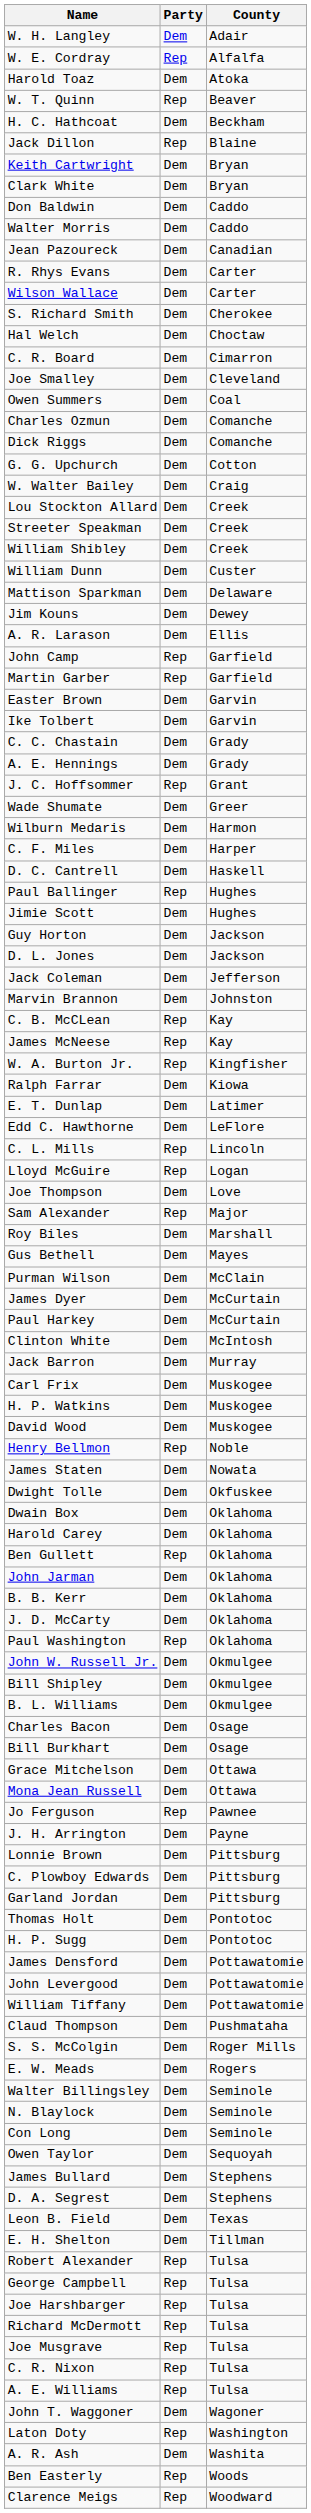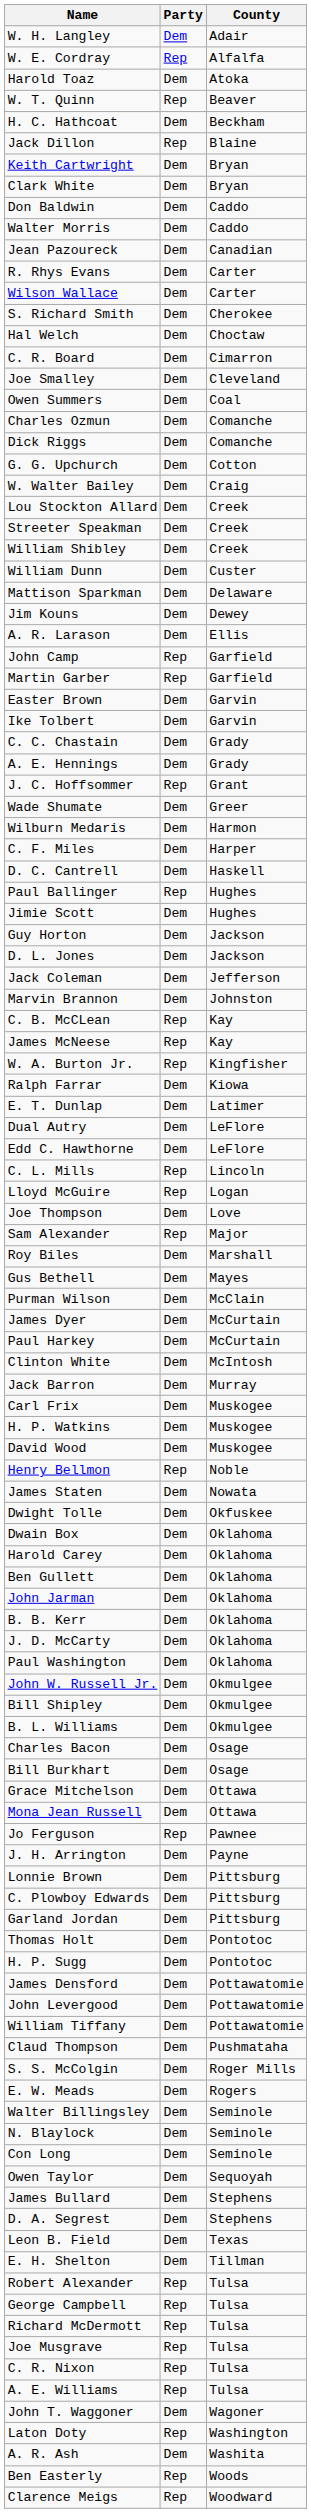+ row: (47, 1128)
(175, 1556) Rep -> (175, 1577) Dem
(175, 1642) Rep -> (175, 1663) Dem
- row: (67, 2305)
